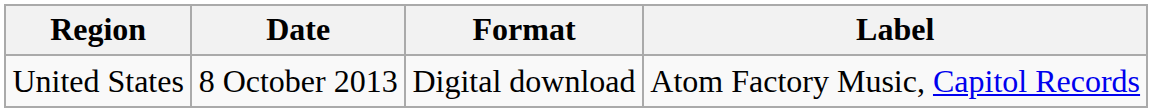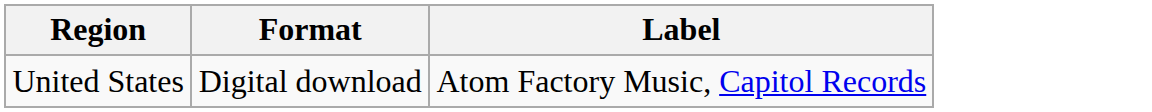- column: (298, 29)
